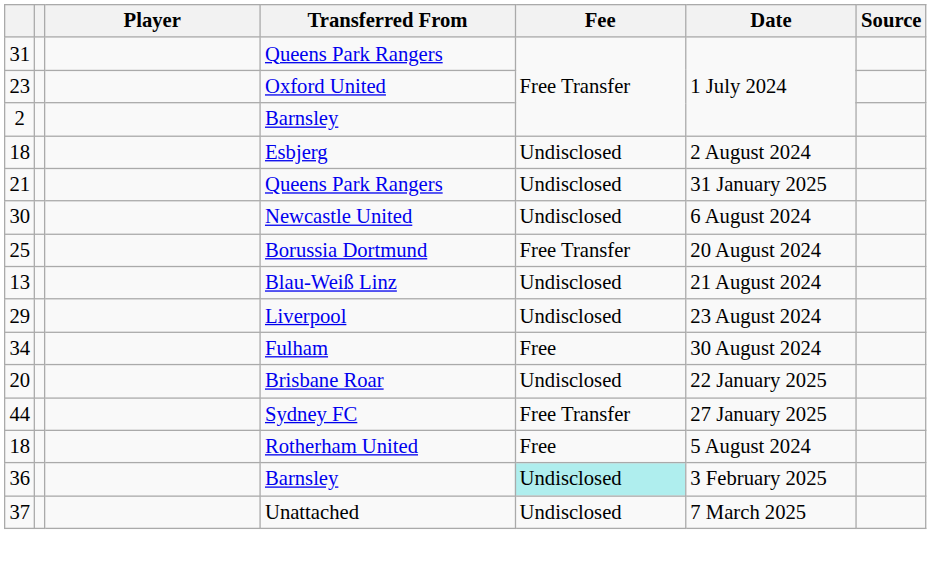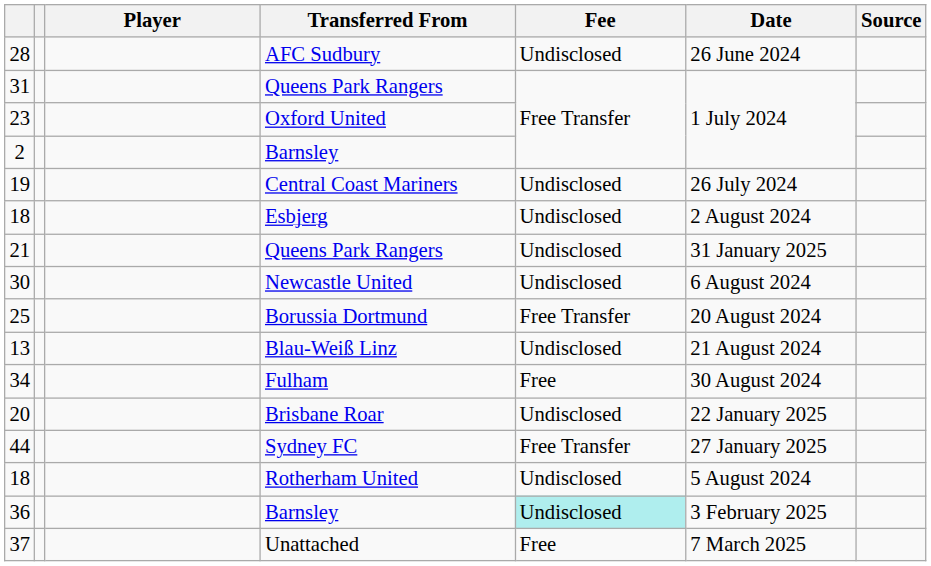+ row: (20, 53)
+ row: (20, 184)
- row: (20, 315)
(538, 446) Free -> (571, 479) Undisclosed
(571, 511) Undisclosed -> (538, 544) Free
